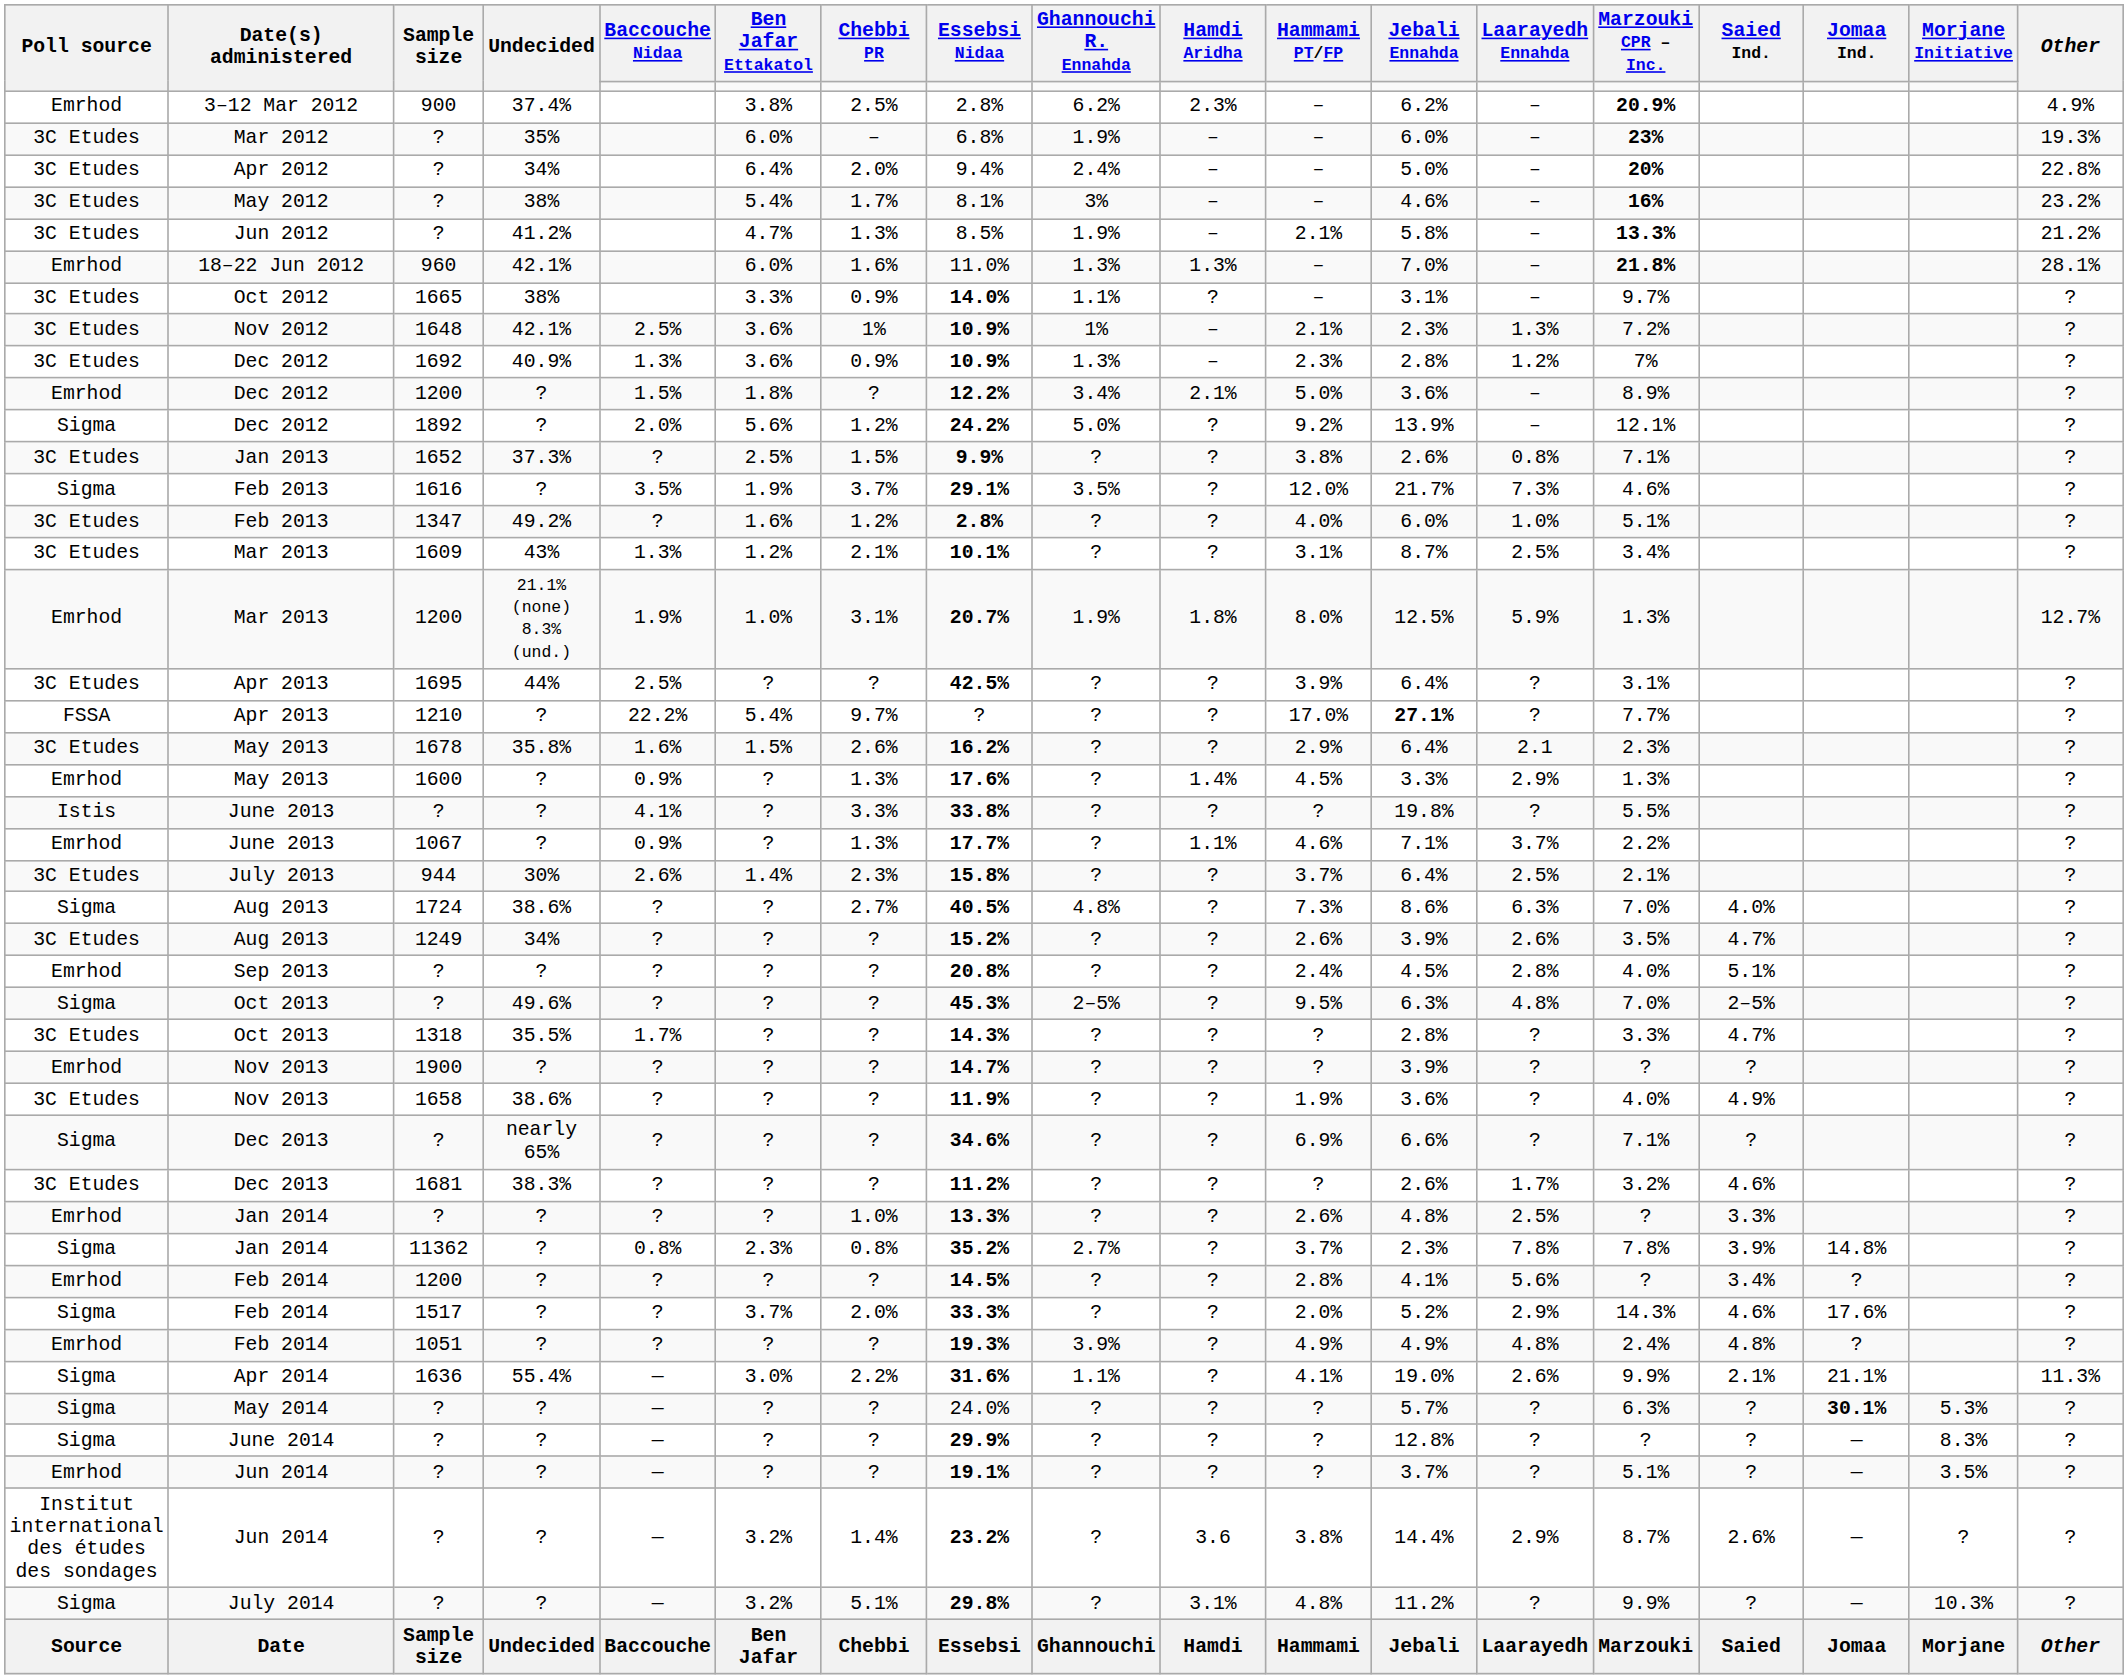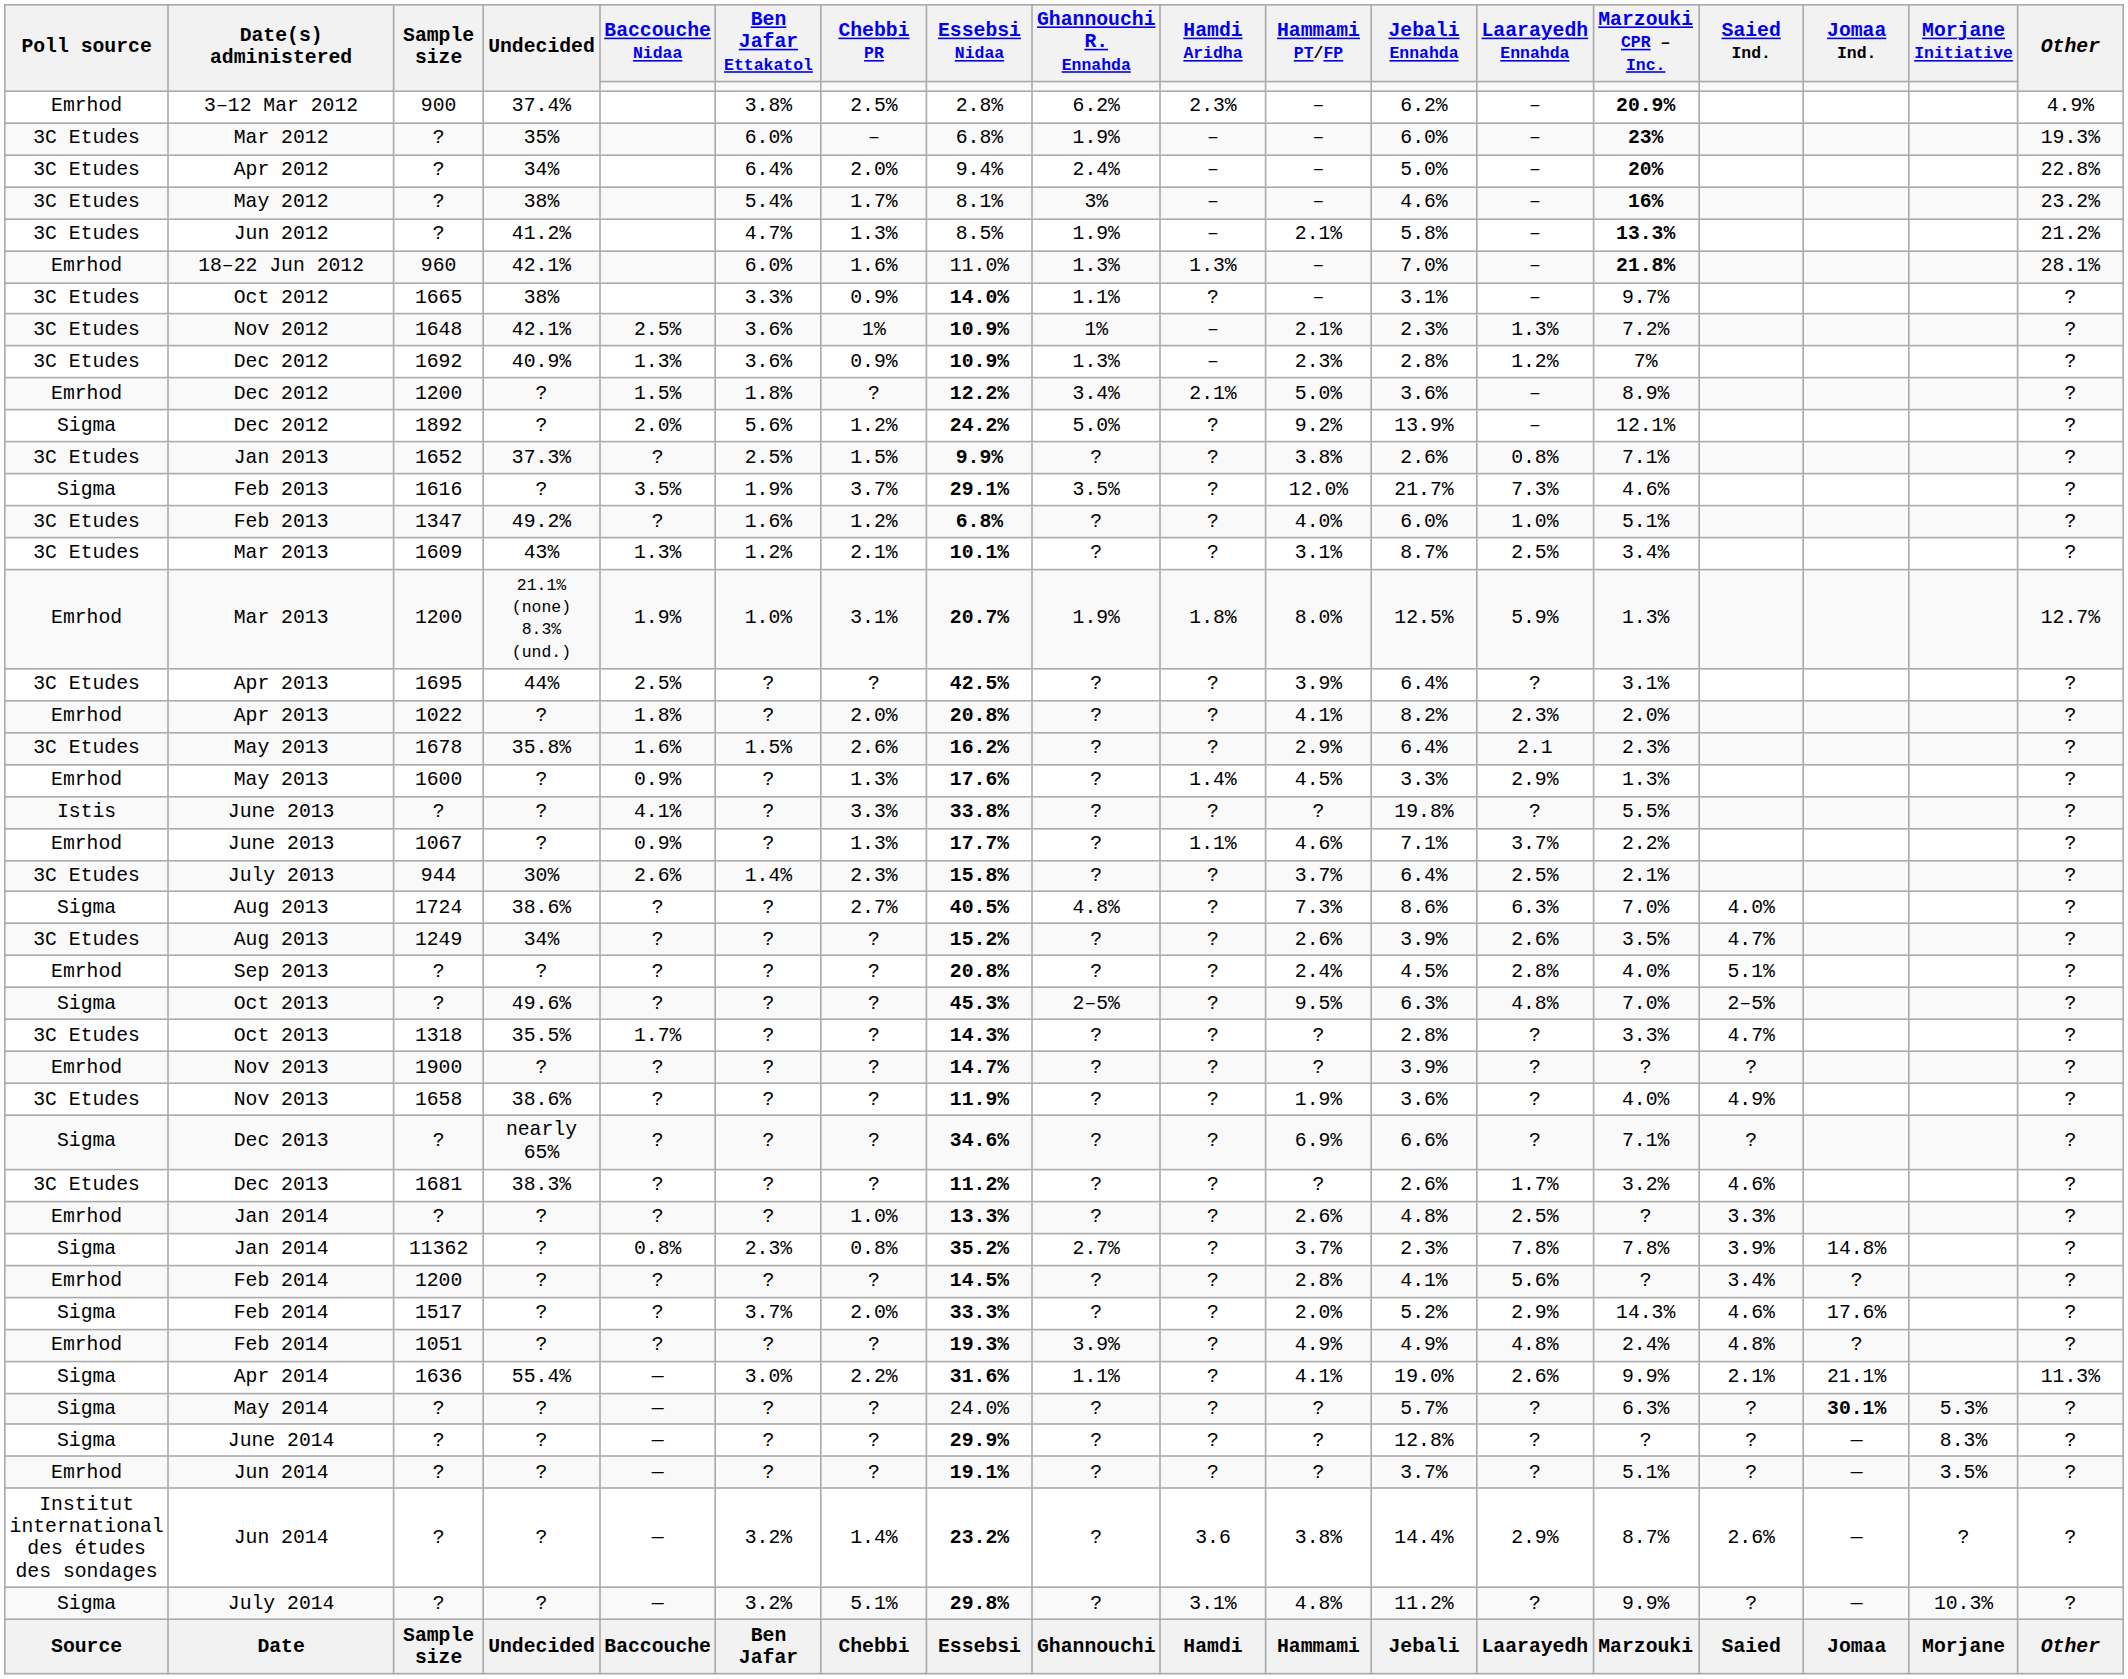(979, 522) 2.8% -> (979, 522) 6.8%
+ row: (281, 717)
- row: (281, 717)
